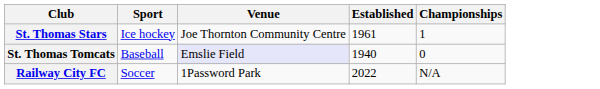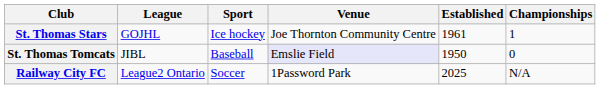+ column: (163, 14)
(364, 53) 1940 -> (454, 53) 1950
(364, 73) 2022 -> (454, 73) 2025
